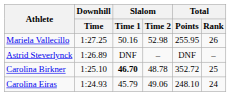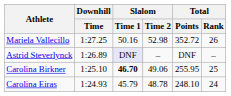(187, 41) 255.95 -> (187, 41) 352.72
(128, 55) no background -> (128, 55) lavender background
(158, 70) 48.78 -> (158, 70) 49.06
(187, 70) 352.72 -> (187, 70) 255.95
(158, 84) 49.06 -> (158, 84) 48.78
